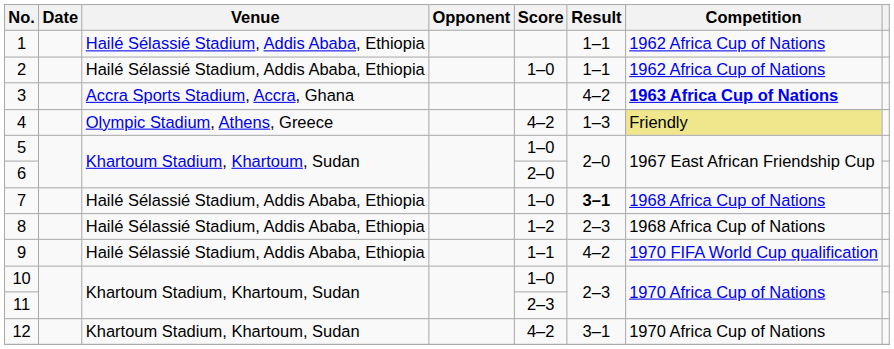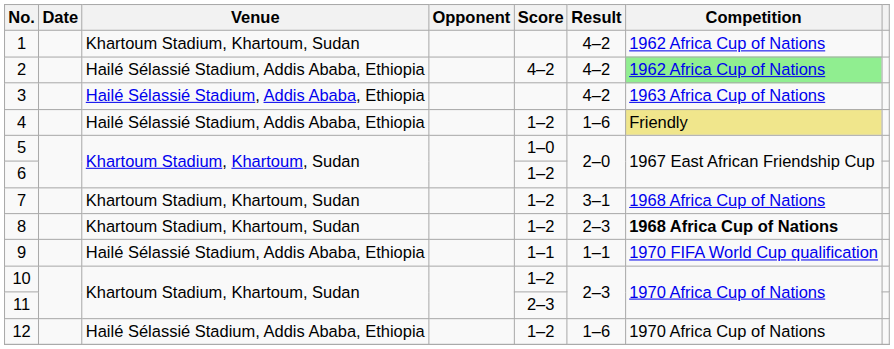(255, 43) Hailé Sélassié Stadium, Addis Ababa, Ethiopia -> (223, 43) Khartoum Stadium, Khartoum, Sudan
(596, 43) 1–1 -> (596, 43) 4–2
(541, 69) 1–0 -> (541, 69) 4–2
(596, 69) 1–1 -> (596, 69) 4–2
(727, 69) no background -> (727, 69) lightgreen background
(220, 95) Accra Sports Stadium, Accra, Ghana -> (255, 95) Hailé Sélassié Stadium, Addis Ababa, Ethiopia
(734, 95) bold -> (727, 95) normal
(209, 122) Olympic Stadium, Athens, Greece -> (255, 122) Hailé Sélassié Stadium, Addis Ababa, Ethiopia
(541, 122) 4–2 -> (541, 122) 1–2
(596, 122) 1–3 -> (596, 122) 1–6
(541, 174) 2–0 -> (541, 174) 1–2
(255, 200) Hailé Sélassié Stadium, Addis Ababa, Ethiopia -> (223, 200) Khartoum Stadium, Khartoum, Sudan
(541, 200) 1–0 -> (541, 200) 1–2
(596, 200) bold -> (596, 200) normal
(255, 226) Hailé Sélassié Stadium, Addis Ababa, Ethiopia -> (223, 226) Khartoum Stadium, Khartoum, Sudan
(727, 226) normal -> (734, 226) bold
(596, 252) 4–2 -> (596, 252) 1–1
(541, 278) 1–0 -> (541, 278) 1–2
(223, 331) Khartoum Stadium, Khartoum, Sudan -> (255, 331) Hailé Sélassié Stadium, Addis Ababa, Ethiopia
(541, 331) 4–2 -> (541, 331) 1–2
(596, 331) 3–1 -> (596, 331) 1–6
